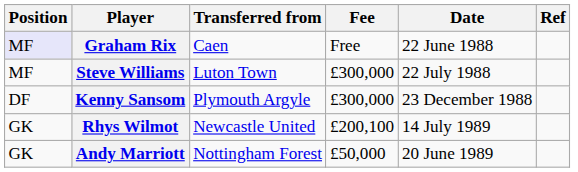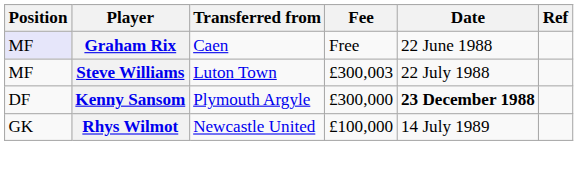(362, 72) £300,000 -> (361, 72) £300,003
(467, 99) normal -> (468, 99) bold
(362, 126) £200,100 -> (361, 126) £100,000
- row: (130, 153)
